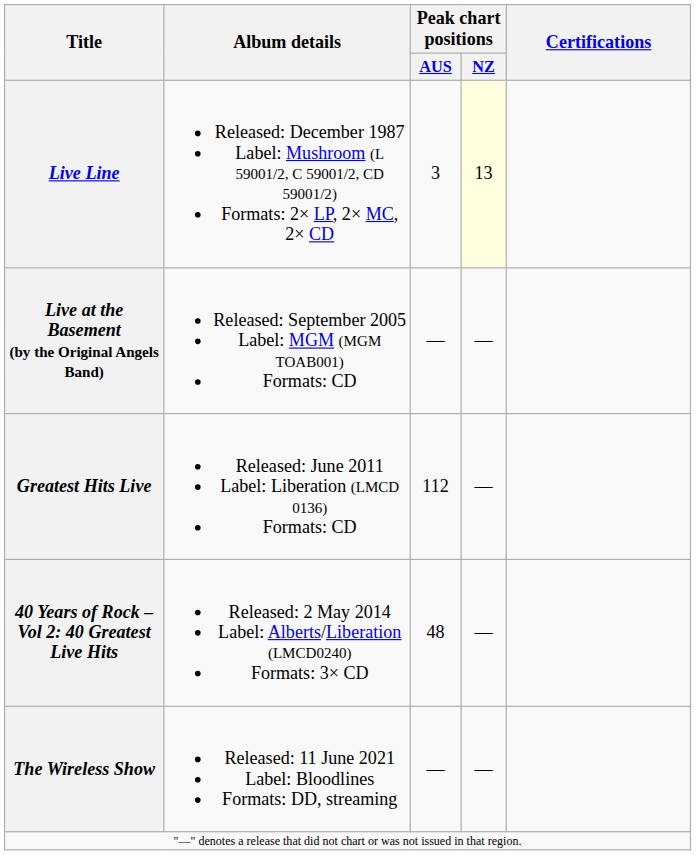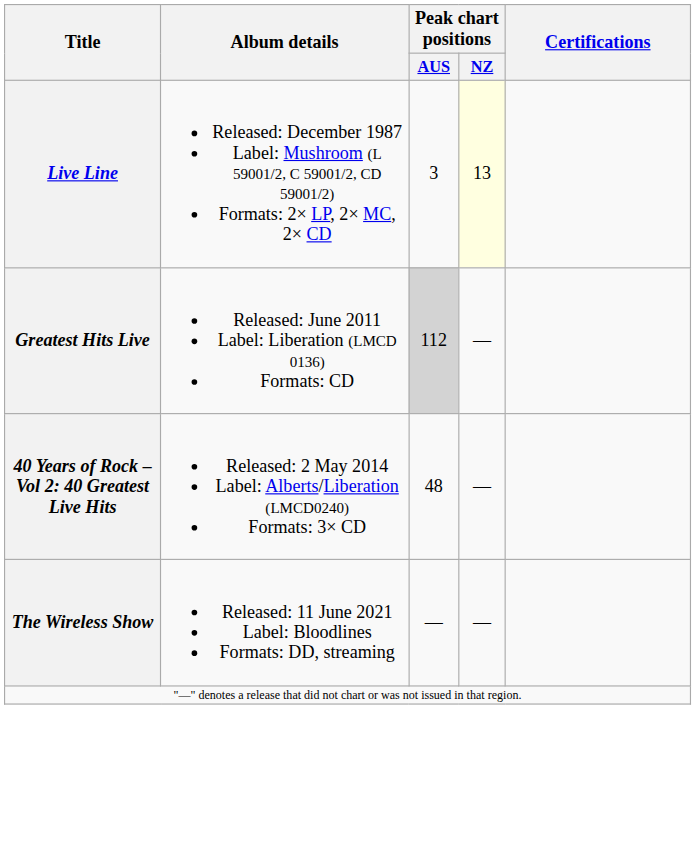- row: (84, 340)
(436, 486) no background -> (434, 340) lightgrey background
